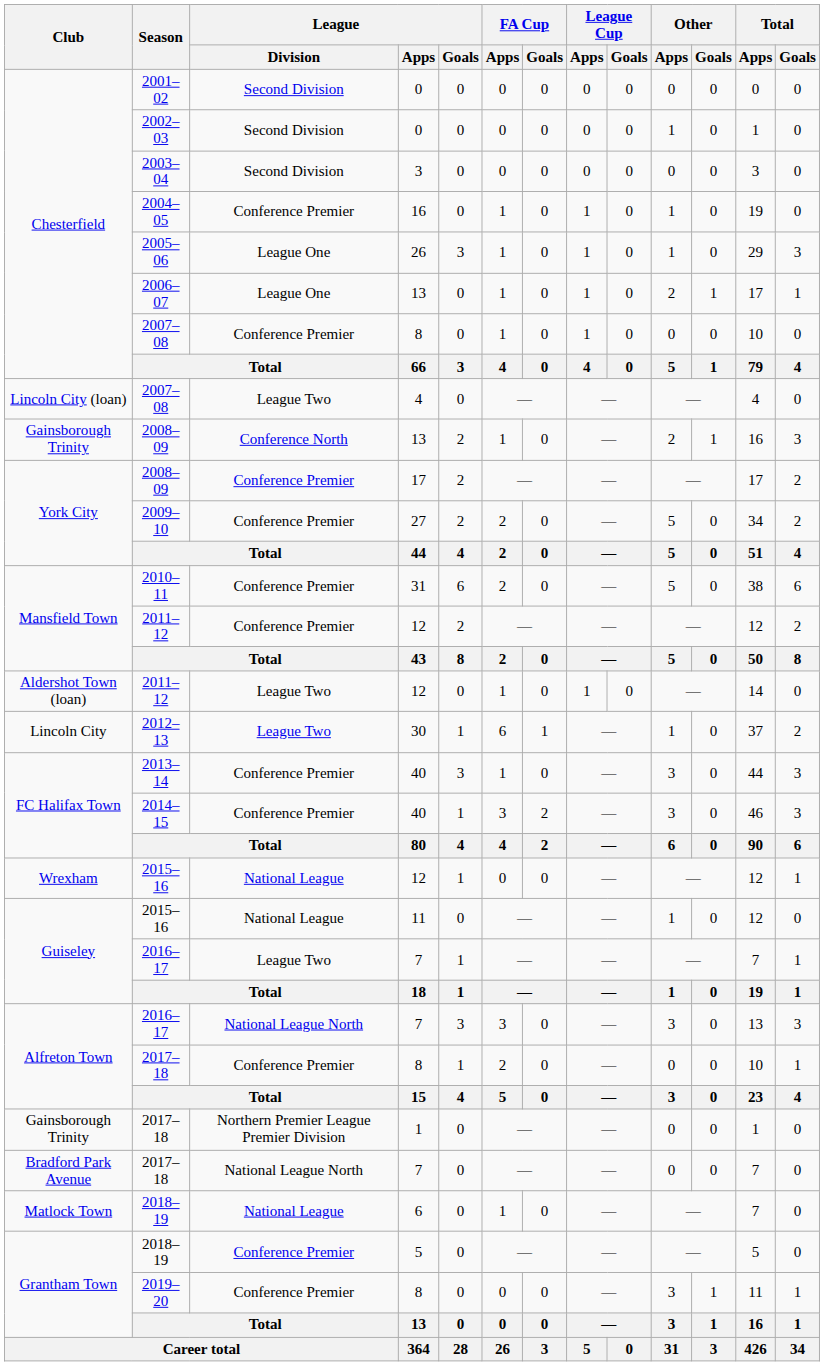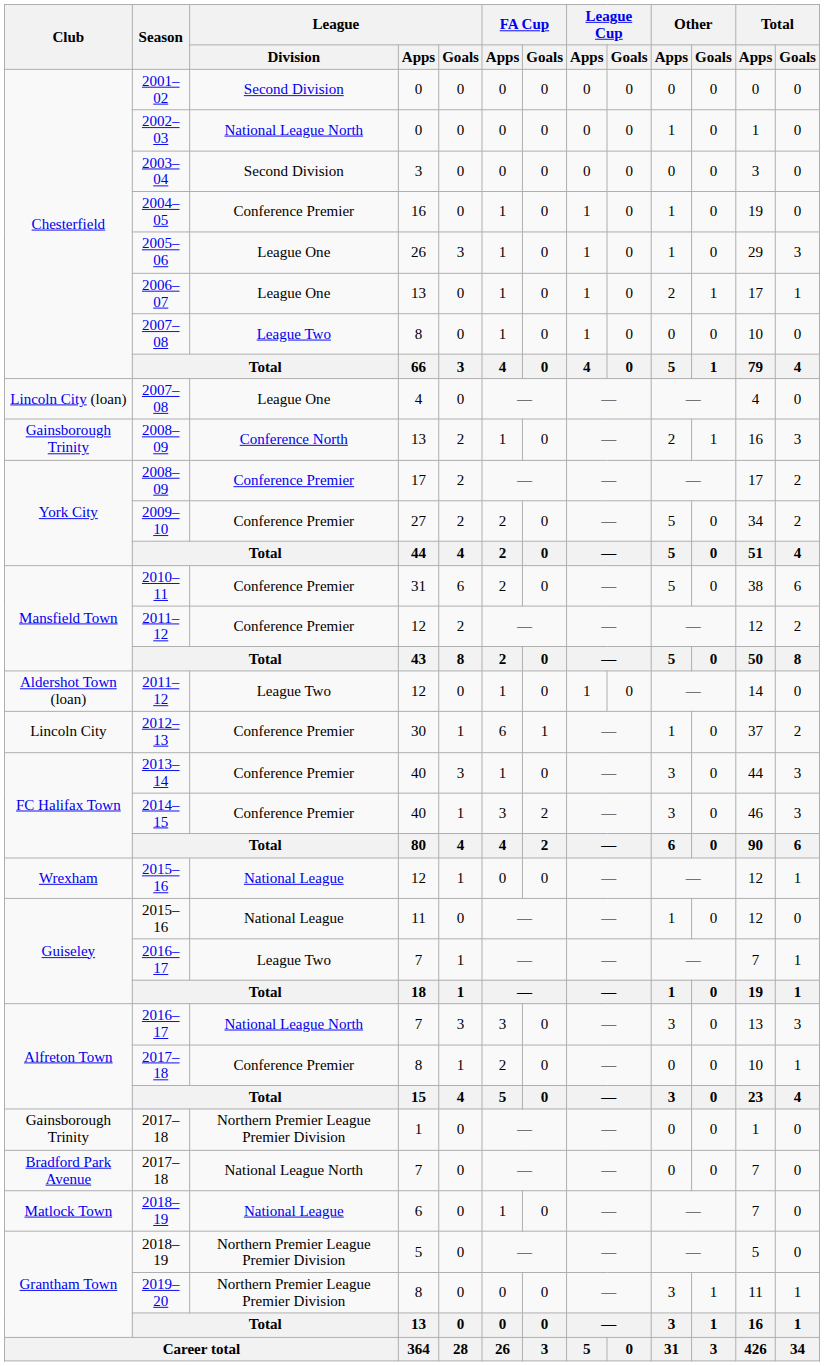(294, 130) Second Division -> (294, 130) National League North
(294, 334) Conference Premier -> (294, 334) League Two
(294, 398) League Two -> (294, 398) League One
(294, 731) League Two -> (294, 731) Conference Premier
(294, 1251) Conference Premier -> (294, 1251) Northern Premier League Premier Division
(294, 1292) Conference Premier -> (294, 1292) Northern Premier League Premier Division
